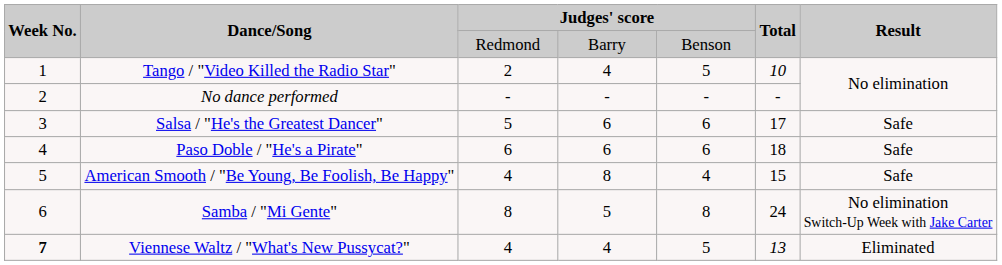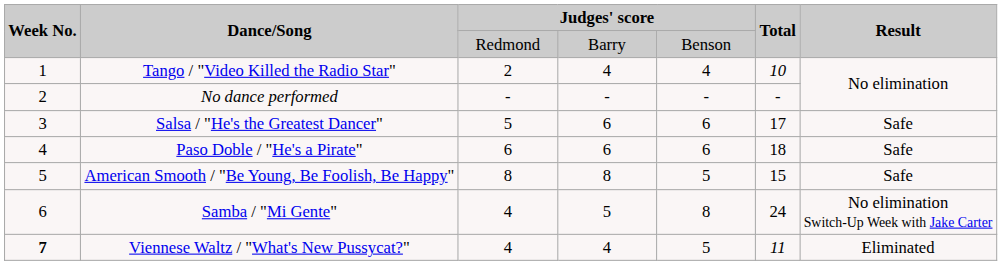(706, 70) 5 -> (706, 70) 4
(508, 176) 4 -> (508, 176) 8
(706, 176) 4 -> (706, 176) 5
(508, 211) 8 -> (508, 211) 4
(778, 247) 13 -> (778, 247) 11
